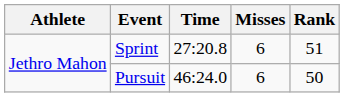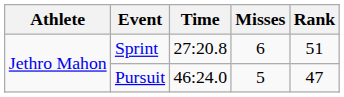(260, 77) 6 -> (260, 77) 5
(314, 77) 50 -> (314, 77) 47
